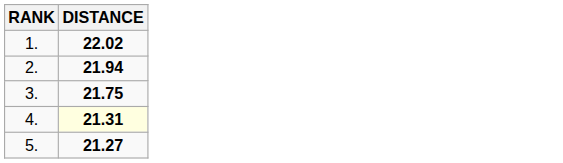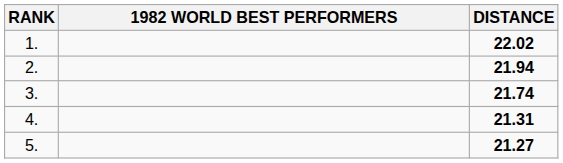+ column: (264, 18)
(103, 94) 21.75 -> (514, 94) 21.74
(103, 120) lightyellow background -> (514, 120) no background
